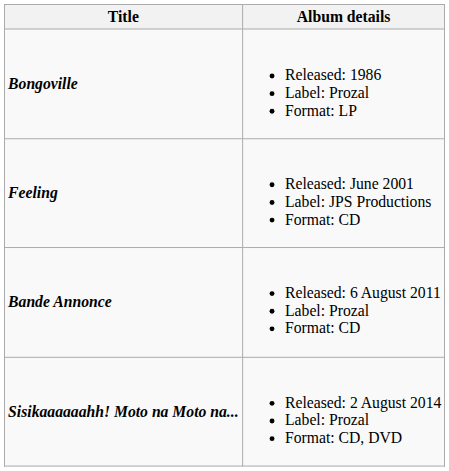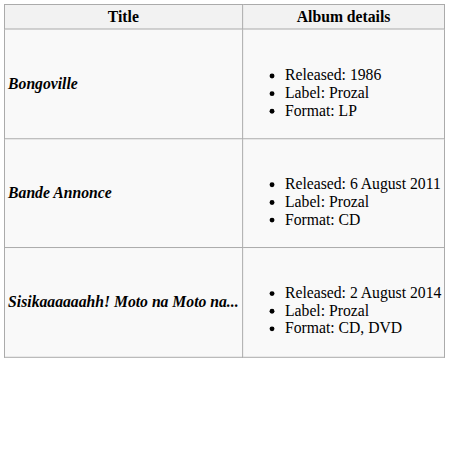- row: (33, 193)
